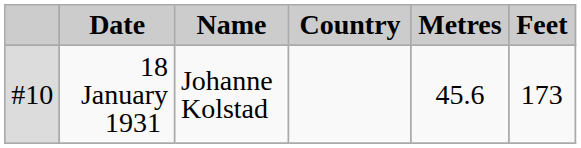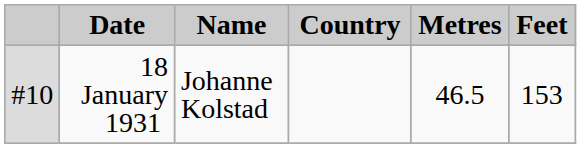(460, 93) 45.6 -> (460, 93) 46.5
(542, 93) 173 -> (542, 93) 153
